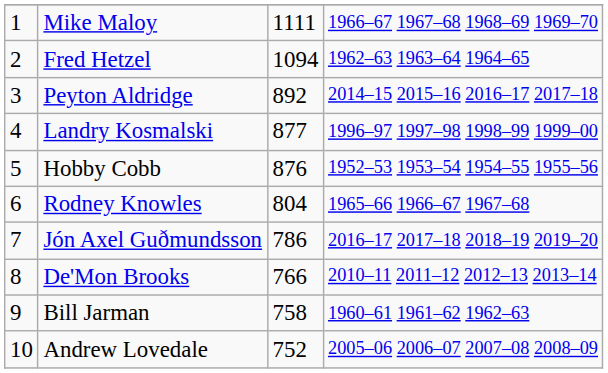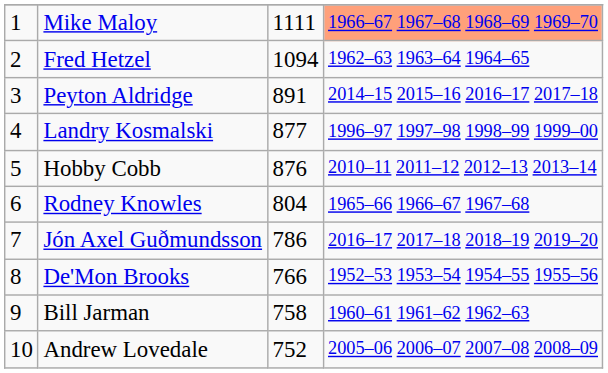(463, 22) no background -> (463, 22) lightsalmon background
(290, 95) 892 -> (290, 95) 891
(463, 167) 1952–53 1953–54 1954–55 1955–56 -> (462, 167) 2010–11 2011–12 2012–13 2013–14
(462, 276) 2010–11 2011–12 2012–13 2013–14 -> (463, 276) 1952–53 1953–54 1954–55 1955–56
